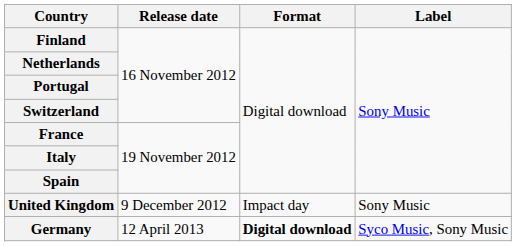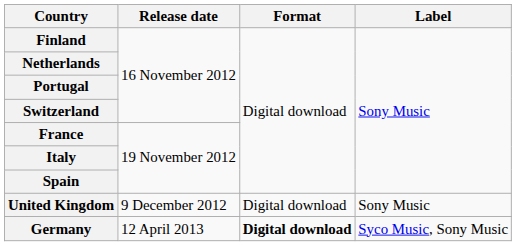(276, 205) Impact day -> (295, 205) Digital download
